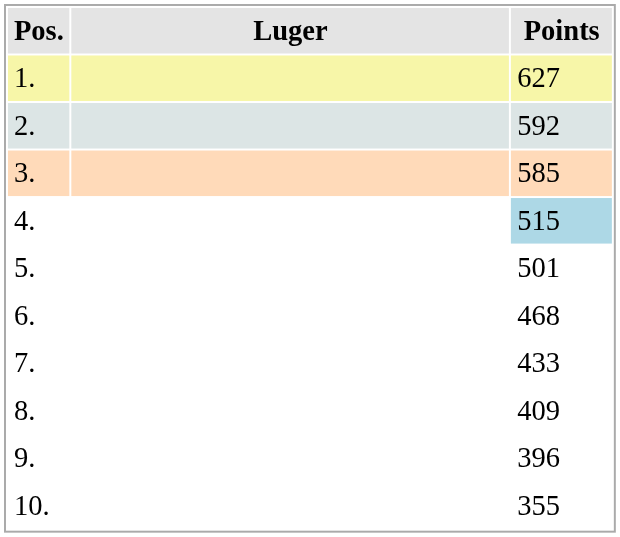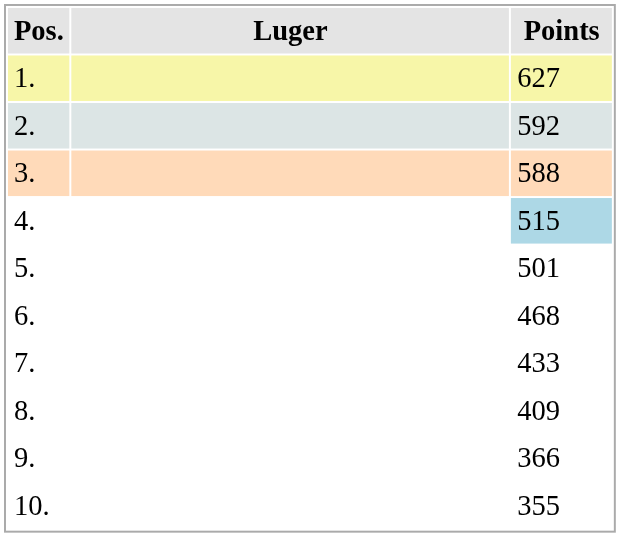(539, 172) 585 -> (539, 172) 588
(539, 457) 396 -> (539, 457) 366
